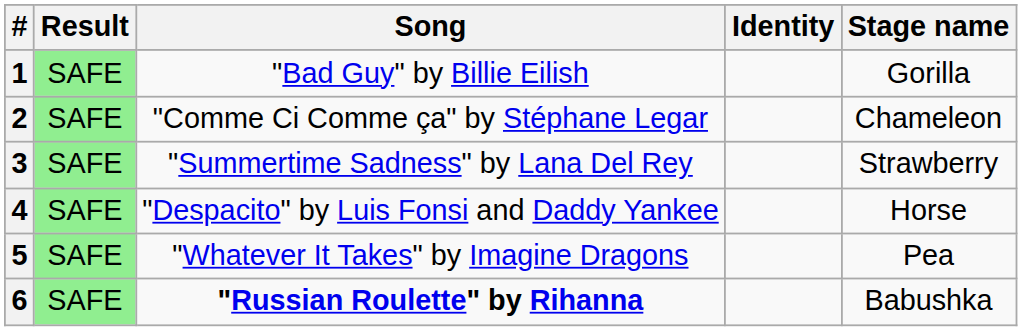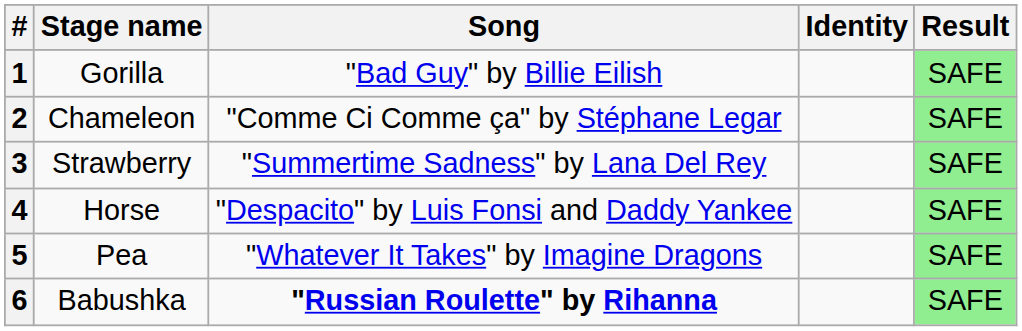columns swapped: (928, 27) <-> (85, 27)
